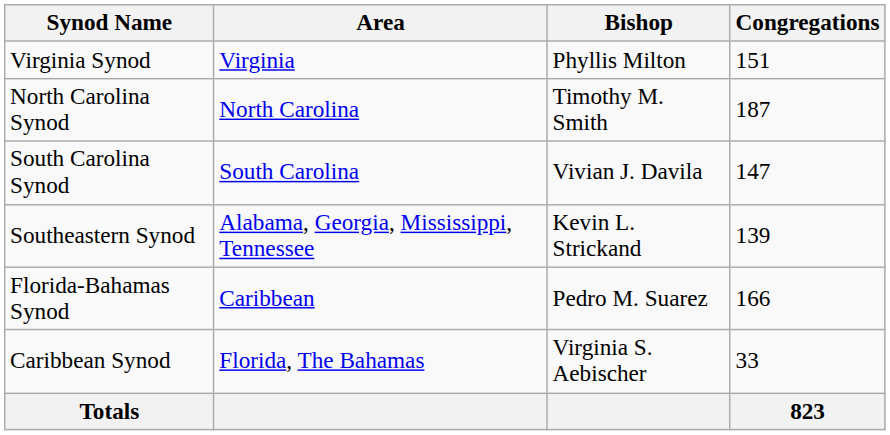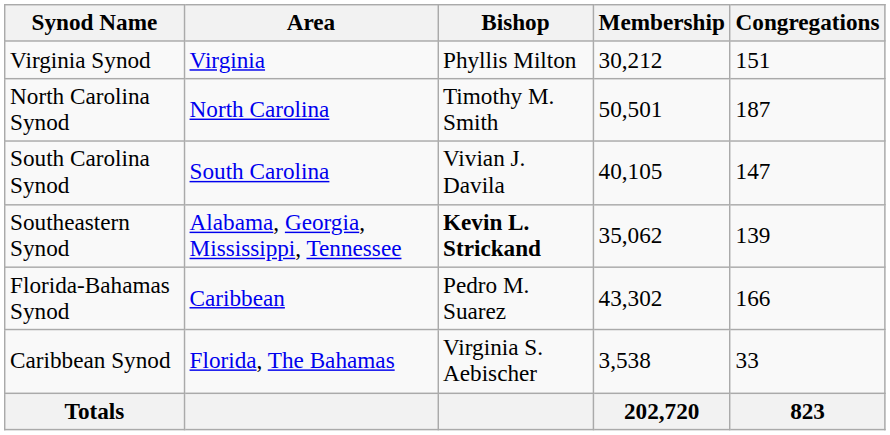+ column: (662, 22)
(597, 235) normal -> (492, 235) bold
